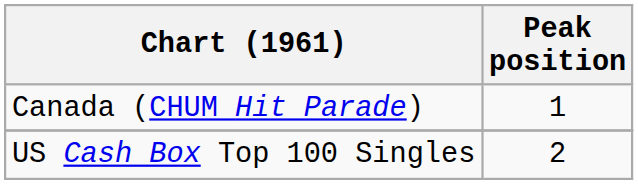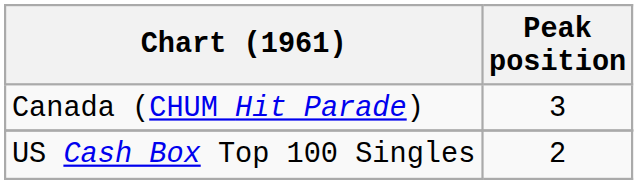(558, 108) 1 -> (558, 108) 3
